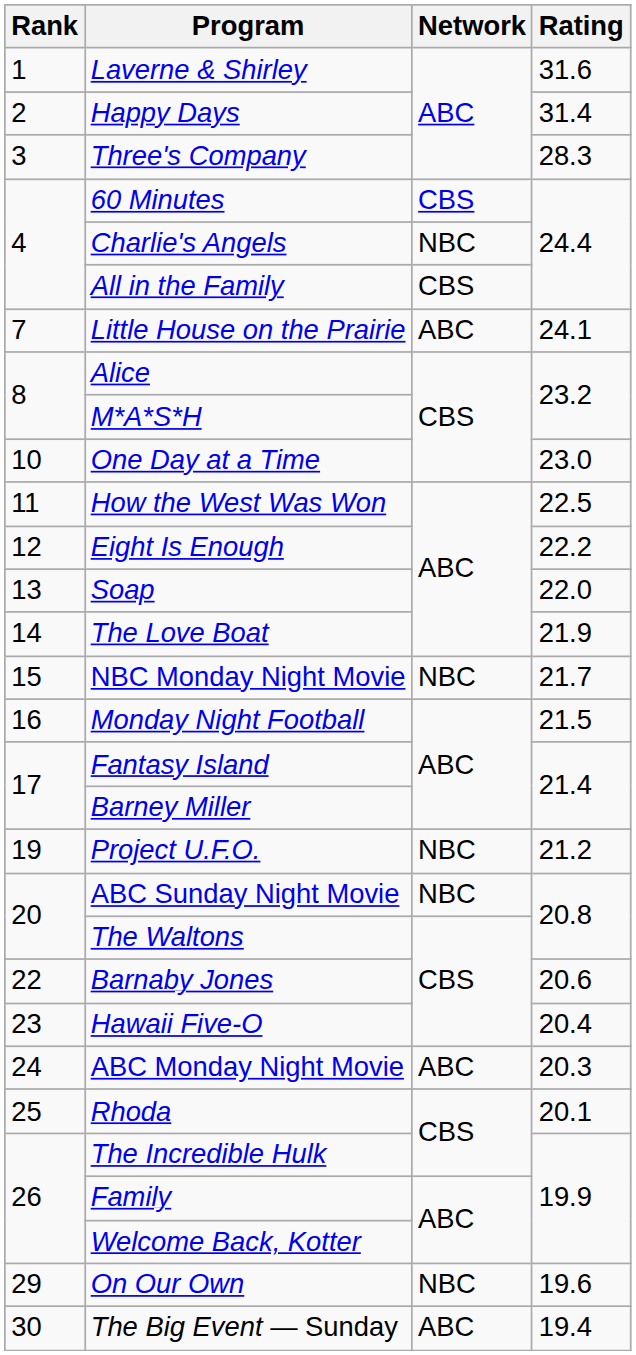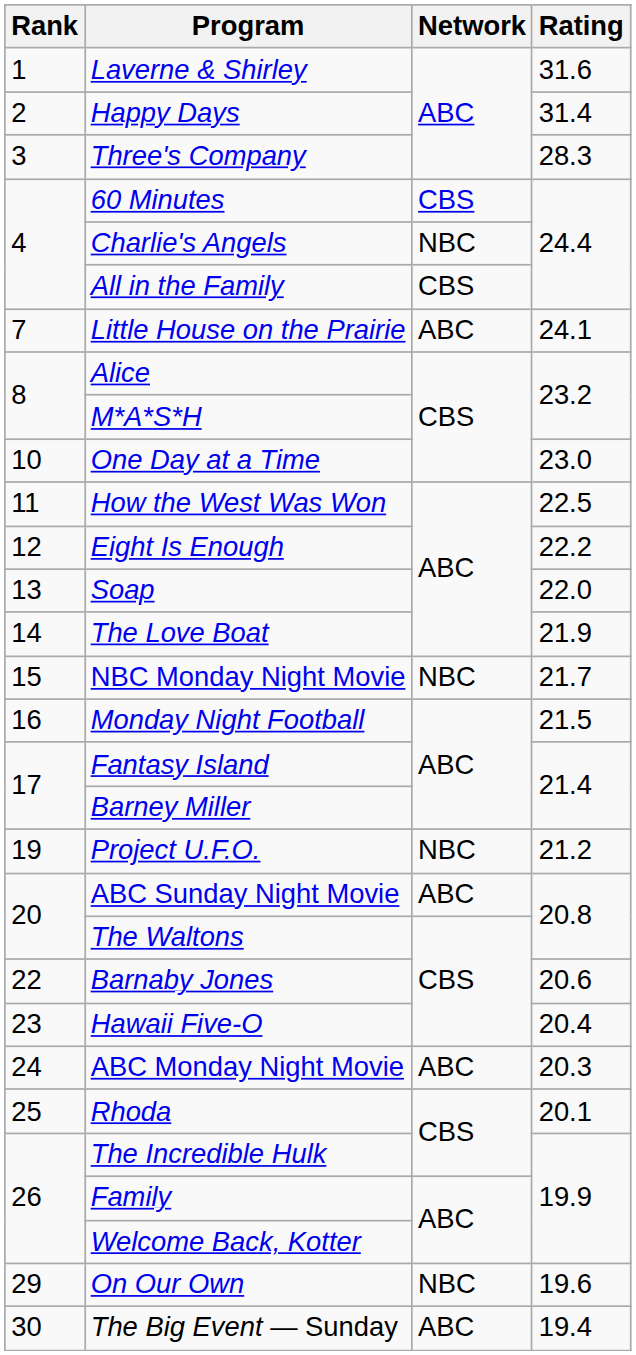(447, 894) NBC -> (446, 894) ABC
